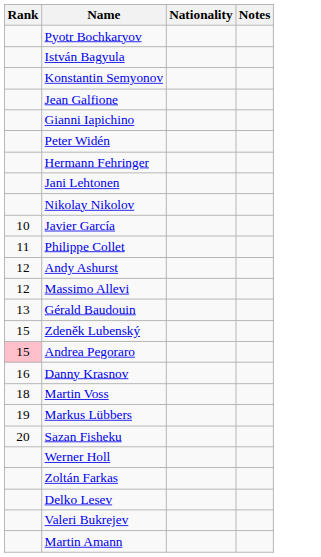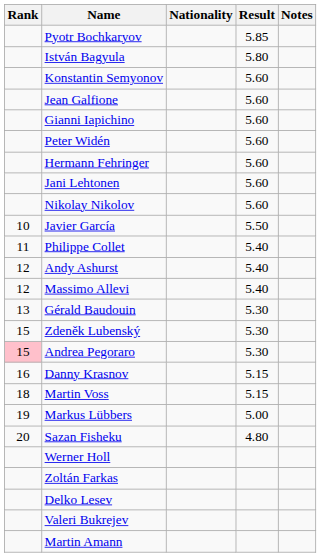+ column: (257, 15)
